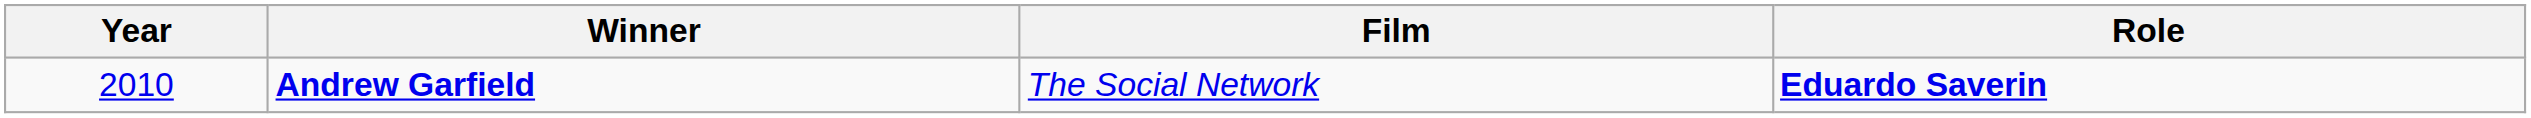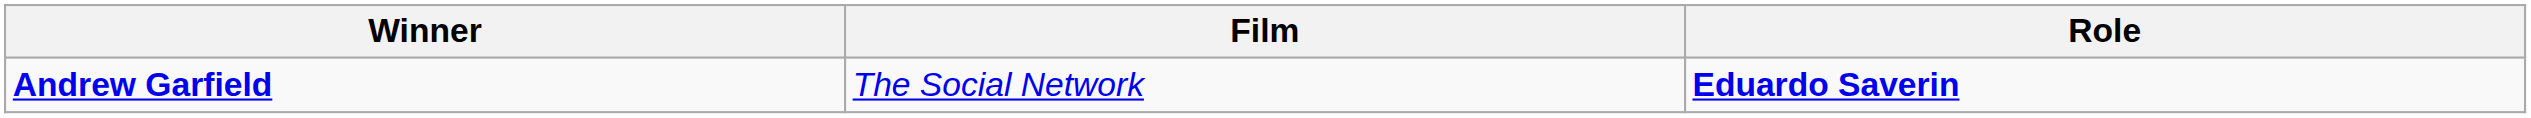- column: (136, 31)
